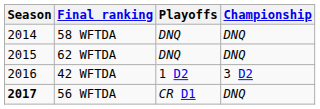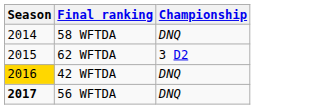- column: (188, 14)
(235, 54) DNQ -> (174, 54) 3 D2
(22, 74) no background -> (22, 74) gold background
(238, 74) 3 D2 -> (170, 74) DNQ
